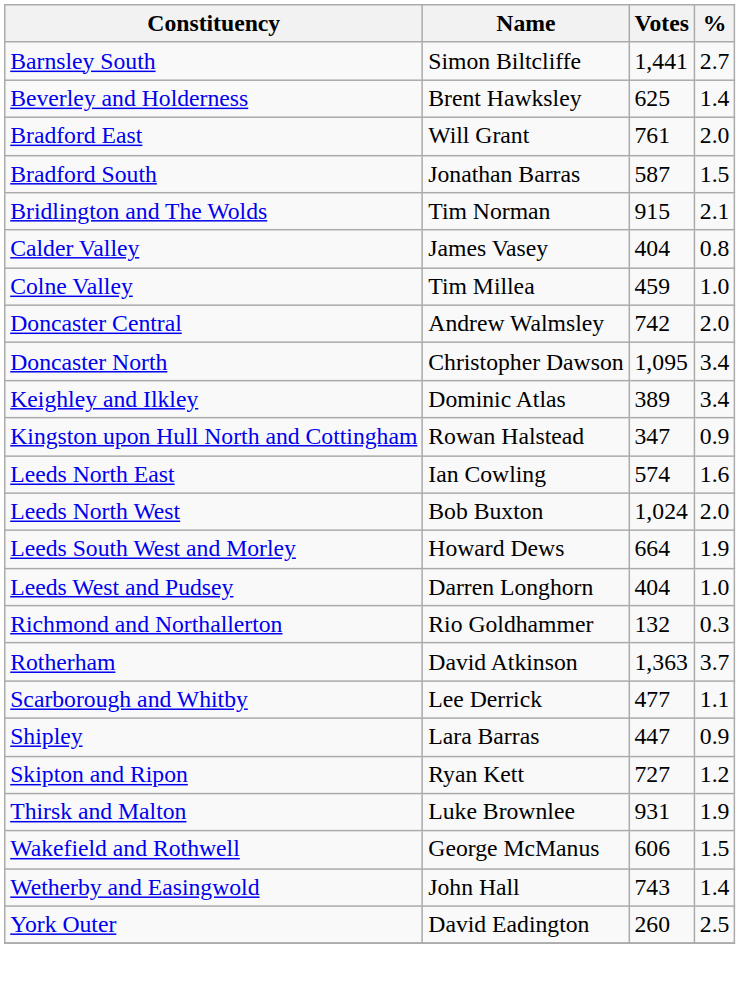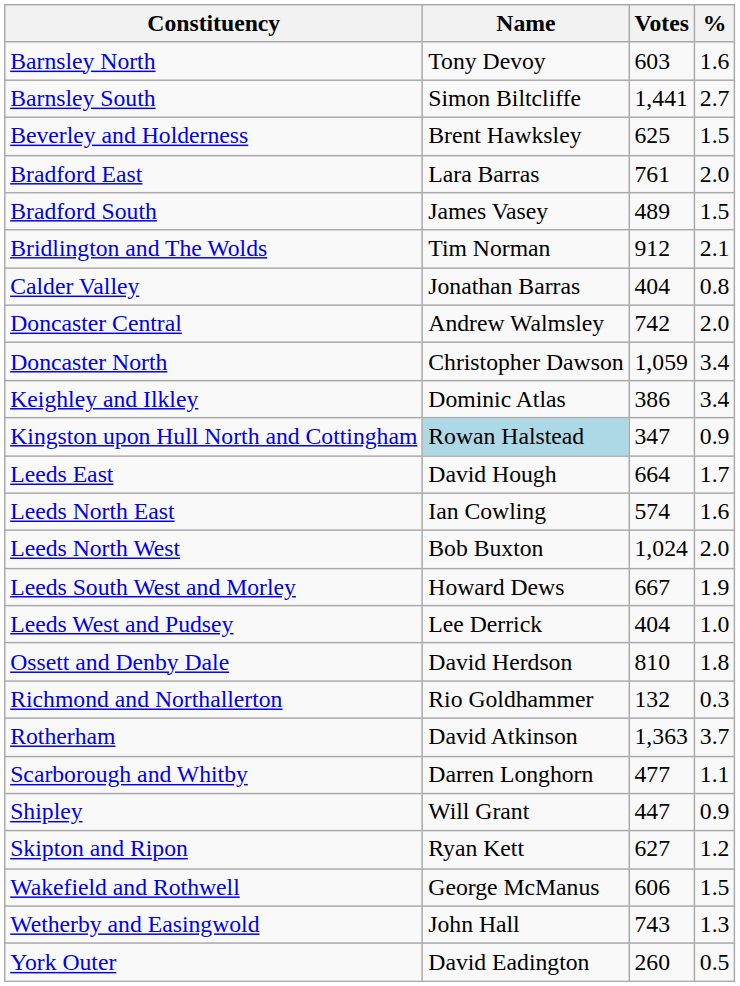+ row: (83, 60)
(715, 98) 1.4 -> (715, 135) 1.5
(479, 135) Will Grant -> (484, 173) Lara Barras
(504, 173) Jonathan Barras -> (488, 211) James Vasey
(652, 173) 587 -> (652, 211) 489
(652, 211) 915 -> (652, 248) 912
(488, 248) James Vasey -> (504, 286) Jonathan Barras
- row: (71, 286)
(661, 361) 1,095 -> (661, 361) 1,059
(652, 398) 389 -> (652, 398) 386
(506, 436) no background -> (506, 436) lightblue background
+ row: (62, 473)
(652, 549) 664 -> (652, 586) 667
(511, 586) Darren Longhorn -> (485, 624) Lee Derrick
+ row: (120, 661)
(485, 699) Lee Derrick -> (511, 774) Darren Longhorn
(484, 736) Lara Barras -> (479, 811) Will Grant
(652, 774) 727 -> (652, 849) 627
- row: (98, 811)
(715, 887) 1.4 -> (715, 924) 1.3
(715, 924) 2.5 -> (715, 962) 0.5
